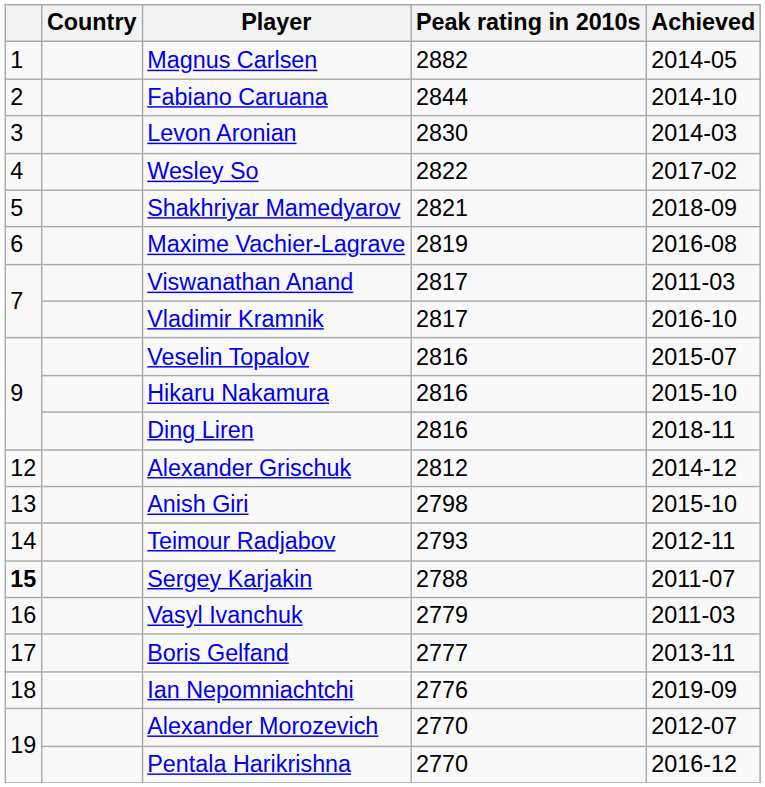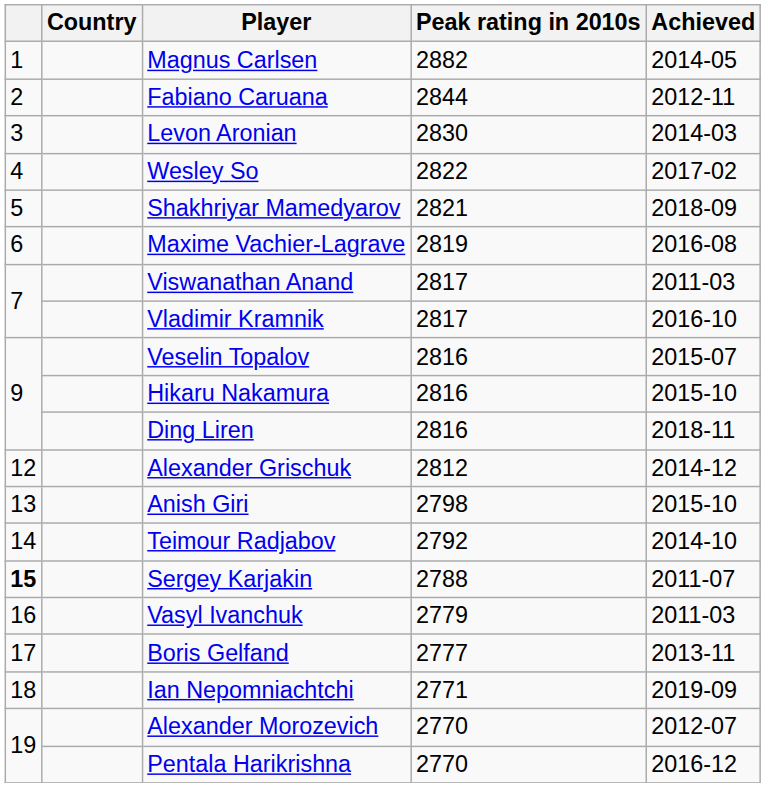(694, 97) 2014-10 -> (693, 97) 2012-11
(442, 541) 2793 -> (442, 541) 2792
(693, 541) 2012-11 -> (694, 541) 2014-10
(442, 689) 2776 -> (442, 689) 2771
